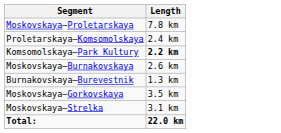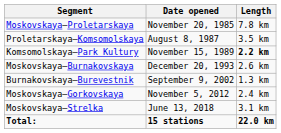+ column: (191, 11)
(163, 39) 2.4 km -> (253, 39) 3.5 km
(163, 94) 3.5 km -> (253, 94) 2.4 km
